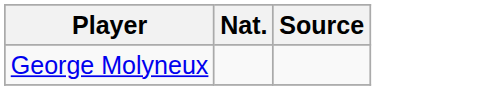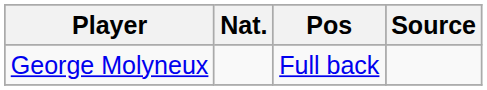+ column: (329, 25)
